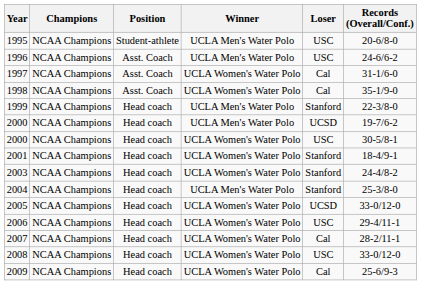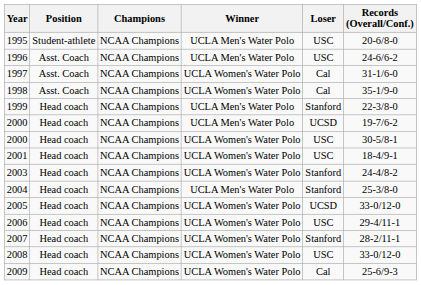columns swapped: (72, 18) <-> (147, 18)
(323, 156) Stanford -> (323, 156) USC
(323, 238) Cal -> (323, 238) Stanford
